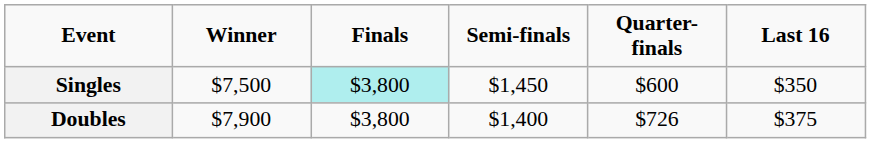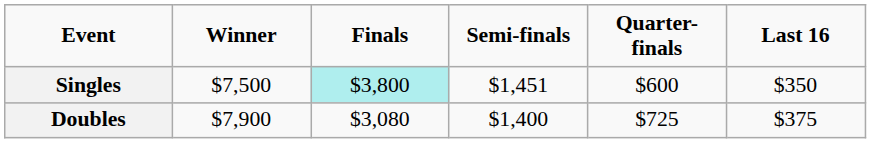(518, 84) $1,450 -> (518, 84) $1,451
(380, 120) $3,800 -> (380, 120) $3,080
(657, 120) $726 -> (657, 120) $725
